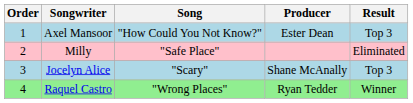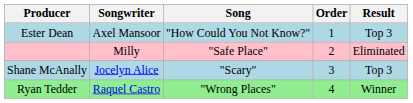columns swapped: (23, 13) <-> (307, 13)
